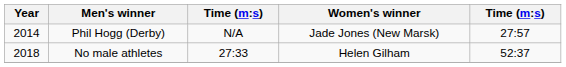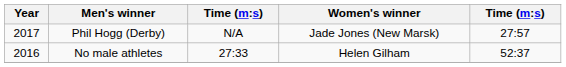(27, 33) 2014 -> (27, 33) 2017
(27, 52) 2018 -> (27, 52) 2016
